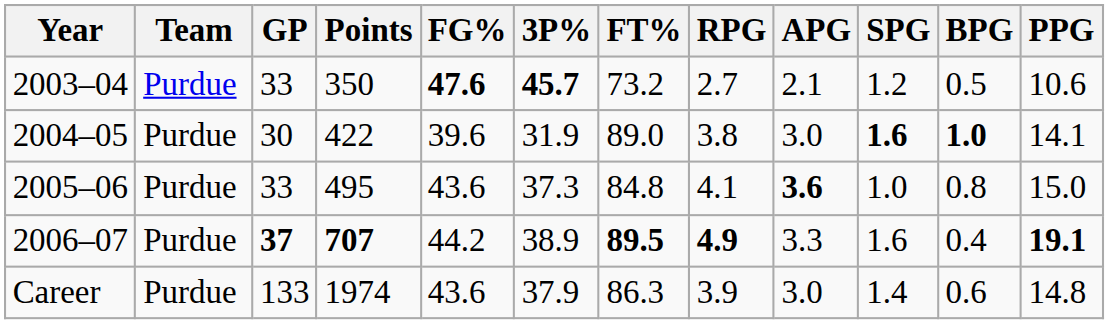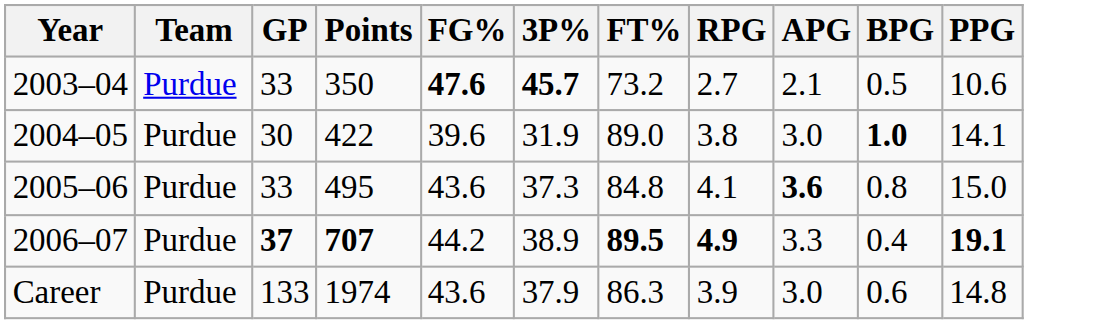- column: (898, 30)
